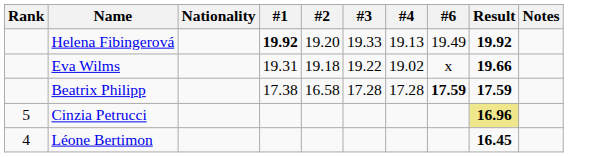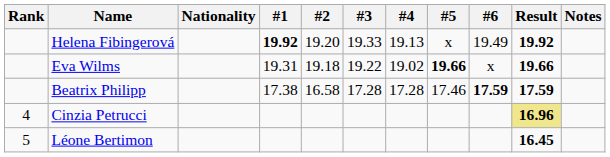+ column: (449, 16)
(26, 115) 5 -> (26, 115) 4
(26, 139) 4 -> (26, 139) 5
